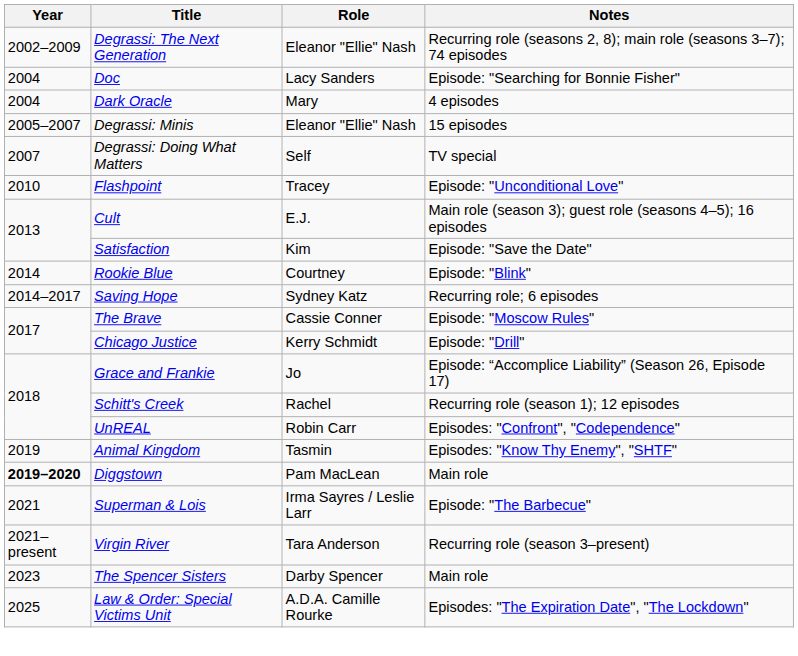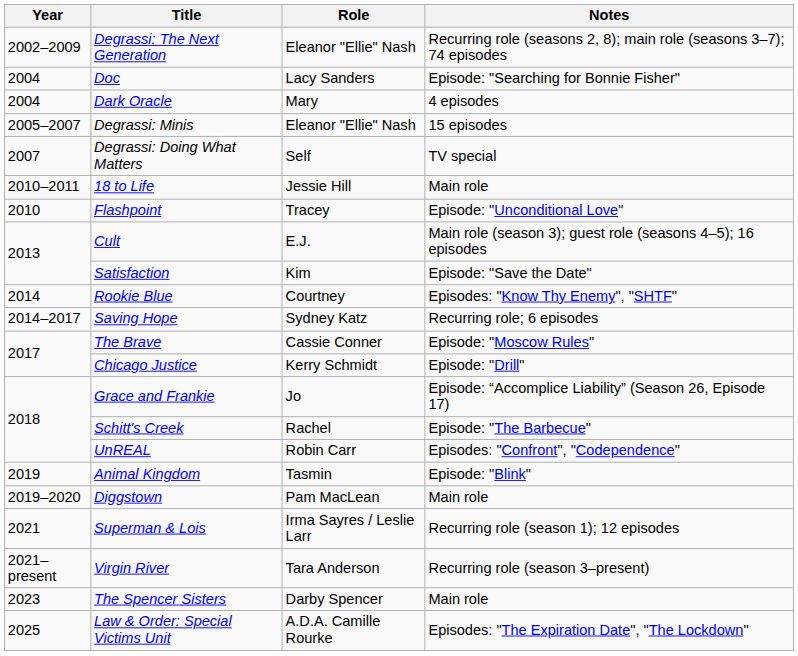+ row: (124, 187)
(480, 273) Episode: "Blink" -> (553, 296) Episodes: "Know Thy Enemy", "SHTF"
(554, 404) Recurring role (season 1); 12 episodes -> (510, 427) Episode: "The Barbecue"
(553, 451) Episodes: "Know Thy Enemy", "SHTF" -> (480, 474) Episode: "Blink"
(44, 474) bold -> (44, 497) normal
(510, 505) Episode: "The Barbecue" -> (554, 528) Recurring role (season 1); 12 episodes
